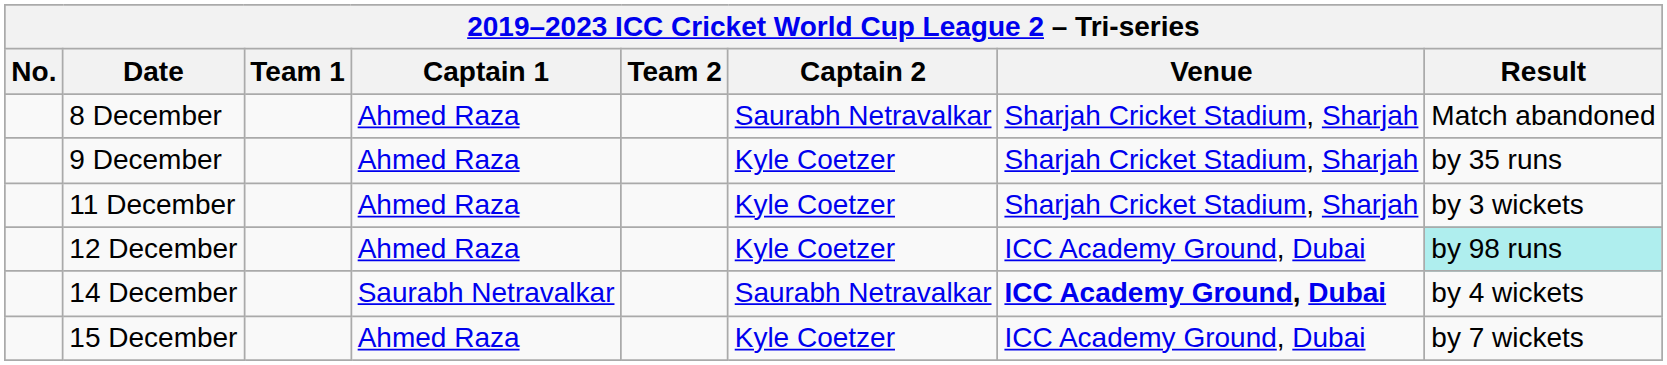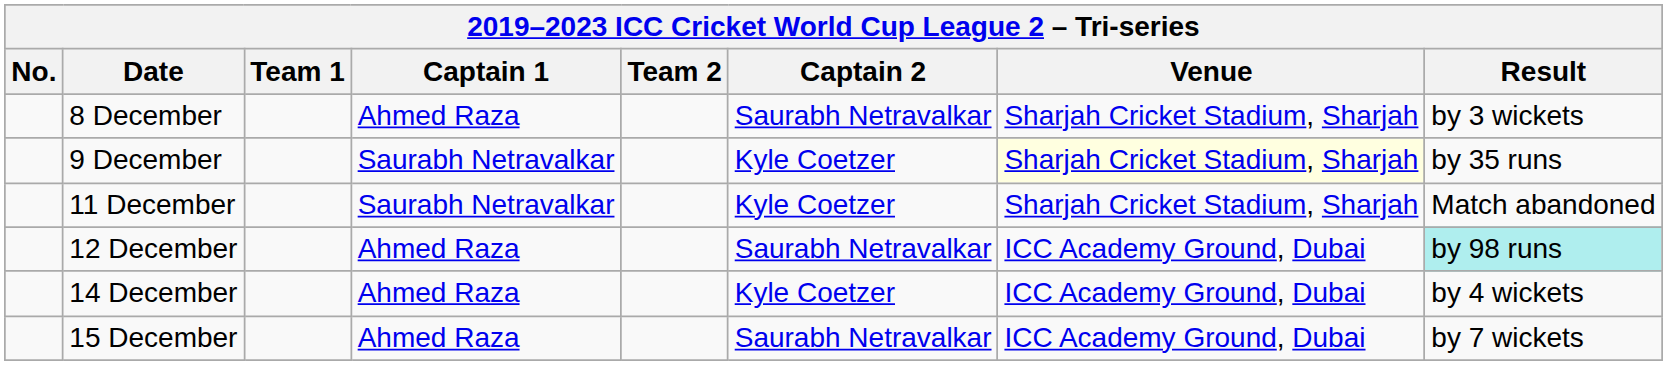(1543, 115) Match abandoned -> (1508, 115) by 3 wickets
(439, 159) Ahmed Raza -> (486, 159) Saurabh Netravalkar
(1211, 159) no background -> (1211, 159) lightyellow background
(439, 204) Ahmed Raza -> (486, 204) Saurabh Netravalkar
(1508, 204) by 3 wickets -> (1543, 204) Match abandoned
(815, 248) Kyle Coetzer -> (863, 248) Saurabh Netravalkar
(486, 293) Saurabh Netravalkar -> (439, 293) Ahmed Raza
(863, 293) Saurabh Netravalkar -> (815, 293) Kyle Coetzer
(1195, 293) bold -> (1185, 293) normal
(815, 337) Kyle Coetzer -> (863, 337) Saurabh Netravalkar
